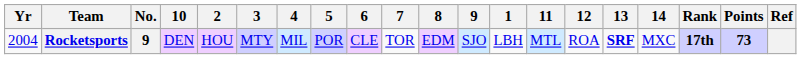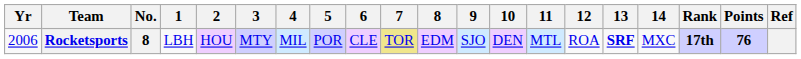columns swapped: (508, 16) <-> (179, 16)
(23, 40) 2004 -> (23, 40) 2006
(146, 40) 9 -> (146, 40) 8
(400, 40) no background -> (399, 40) khaki background
(744, 40) 73 -> (744, 40) 76
